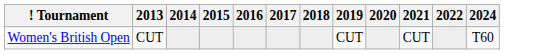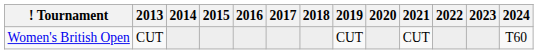+ column: (483, 15)
